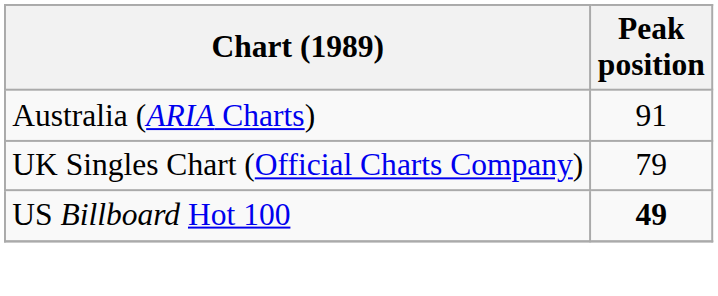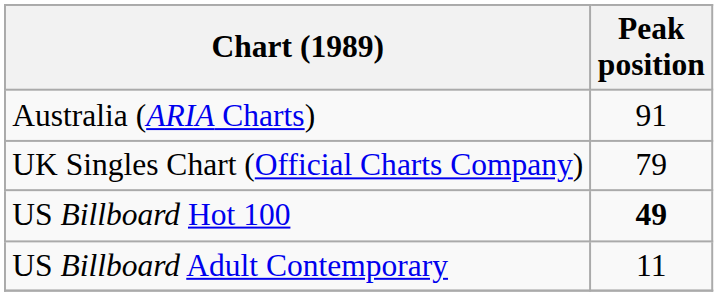+ row: (230, 264)
